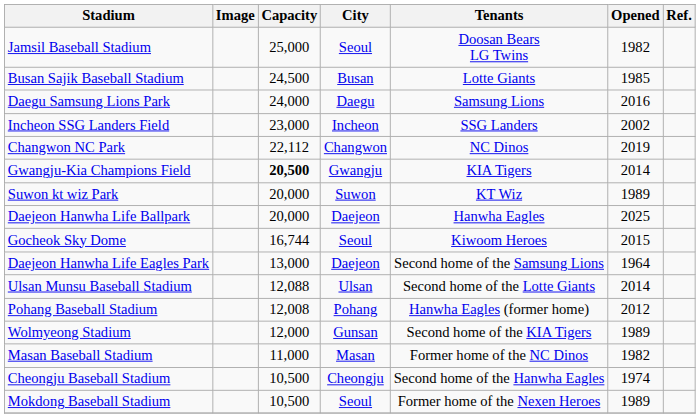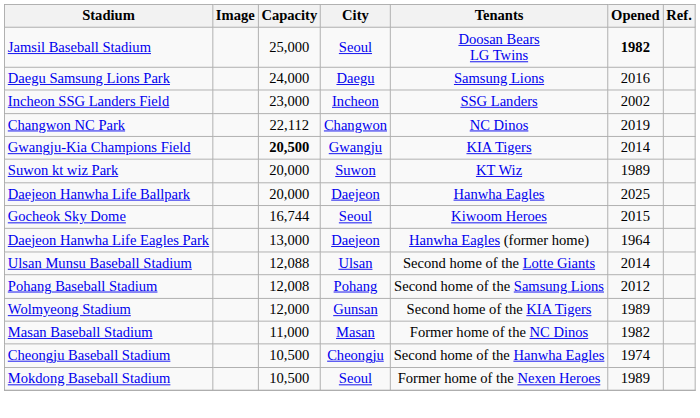(635, 47) normal -> (635, 47) bold
- row: (96, 78)
(499, 263) Second home of the Samsung Lions -> (499, 240) Hanwha Eagles (former home)
(499, 309) Hanwha Eagles (former home) -> (499, 286) Second home of the Samsung Lions
